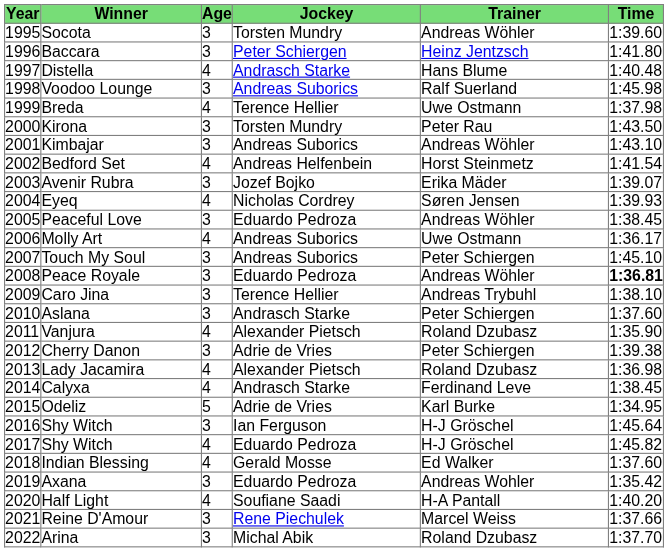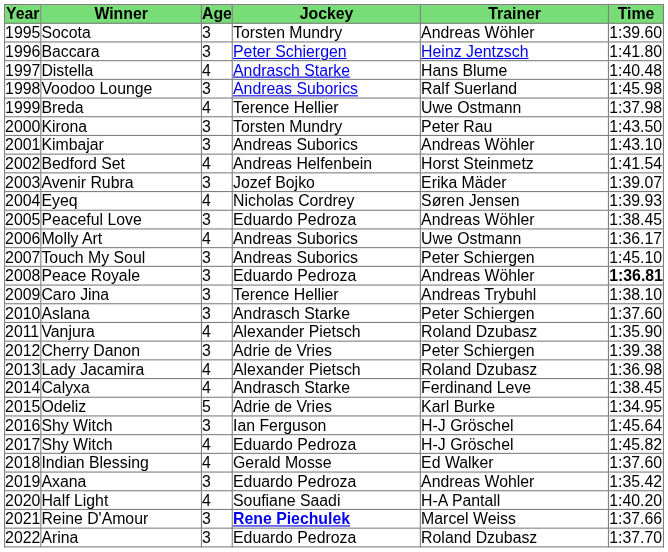(288, 519) normal -> (292, 519) bold
(273, 538) Michal Abik -> (295, 538) Eduardo Pedroza
